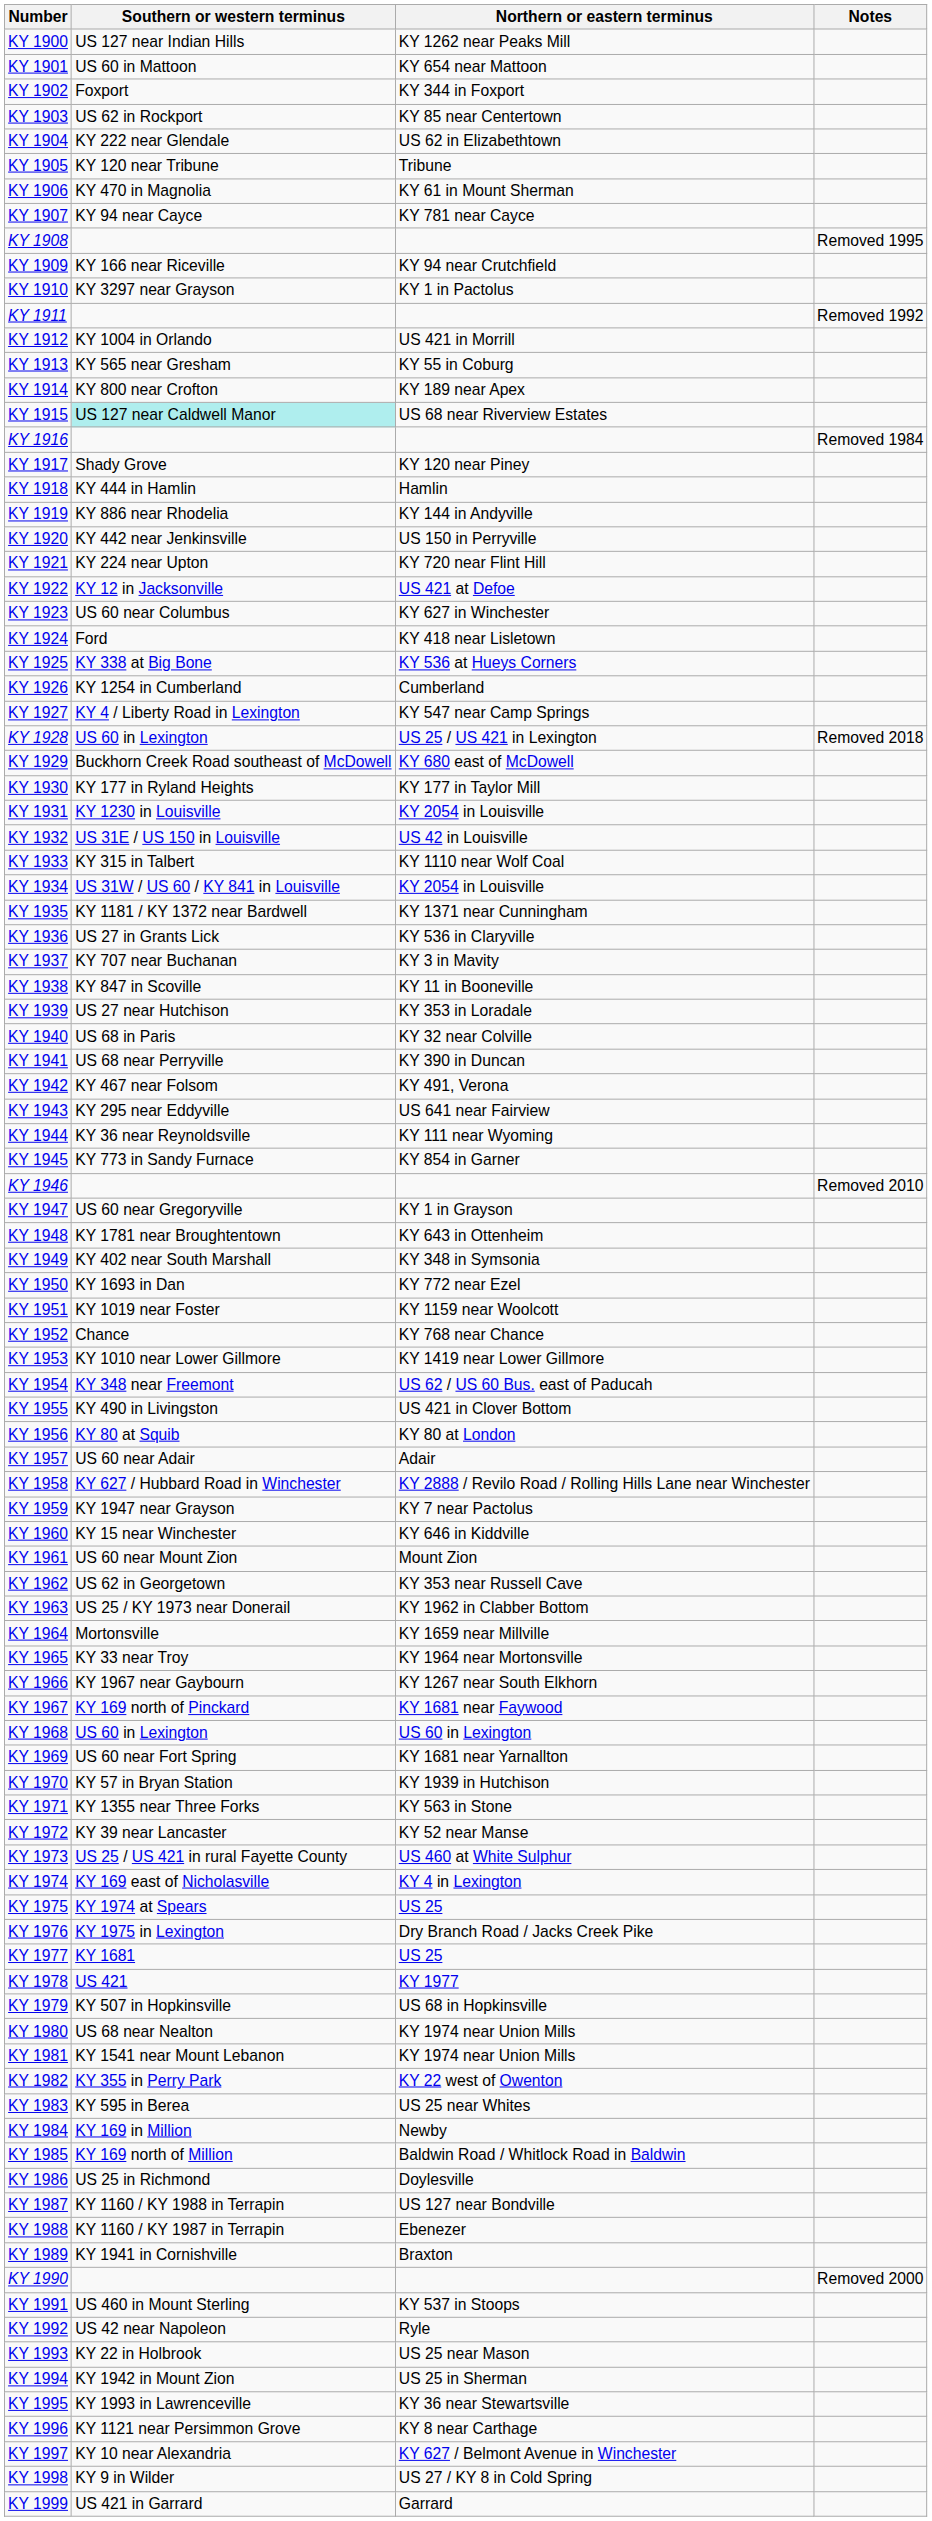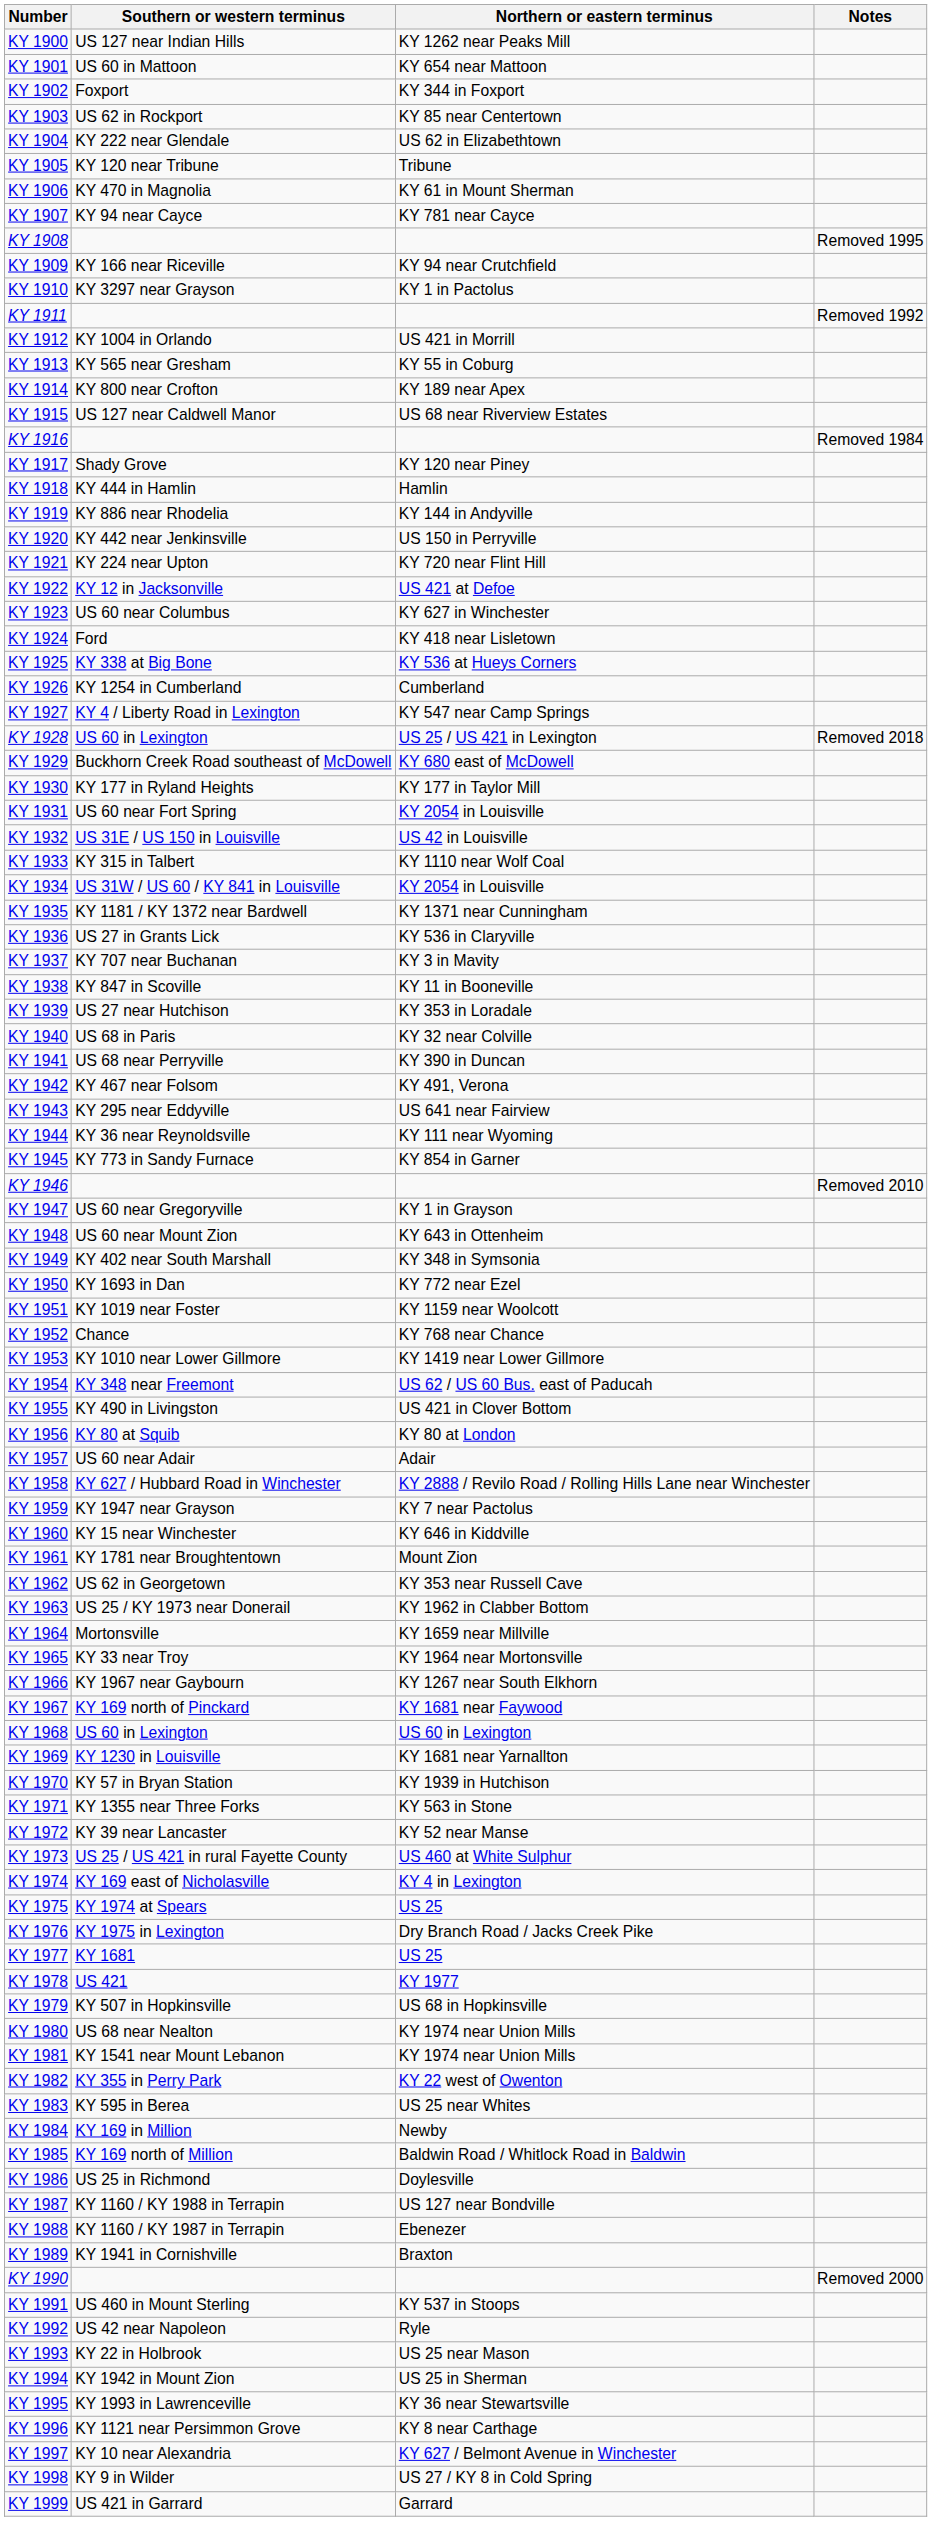(175, 414) paleturquoise background -> (175, 414) no background
(148, 812) KY 1230 in Louisville -> (156, 812) US 60 near Fort Spring
(178, 1235) KY 1781 near Broughtentown -> (156, 1235) US 60 near Mount Zion
(156, 1558) US 60 near Mount Zion -> (178, 1558) KY 1781 near Broughtentown
(156, 1757) US 60 near Fort Spring -> (148, 1757) KY 1230 in Louisville
